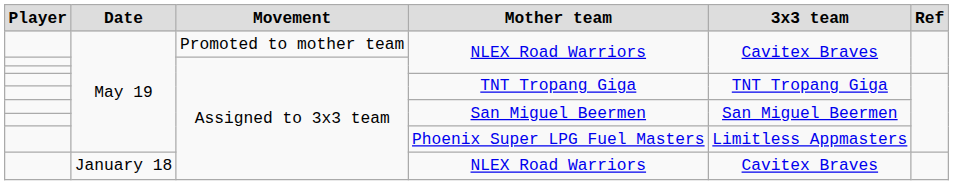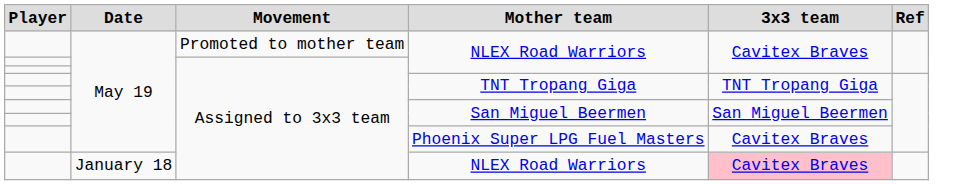(810, 139) Limitless Appmasters -> (800, 139) Cavitex Braves
(810, 166) no background -> (800, 166) pink background
